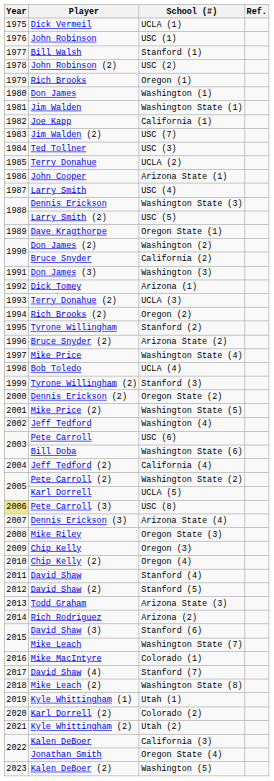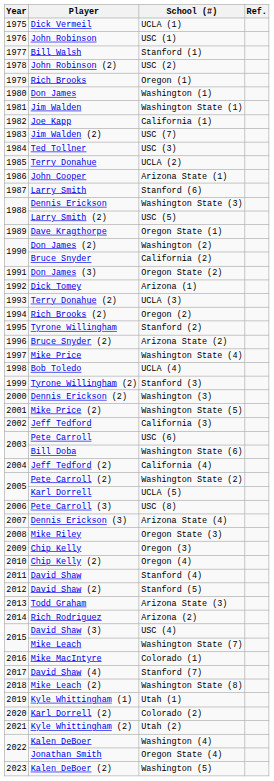(159, 190) USC (4) -> (172, 190) Stanford (6)
(177, 273) Washington (3) -> (182, 273) Oregon State (2)
(182, 397) Oregon State (2) -> (177, 397) Washington (3)
(177, 424) Washington (4) -> (177, 424) California (3)
(16, 507) khaki background -> (16, 507) no background
(172, 631) Stanford (6) -> (159, 631) USC (4)
(177, 741) California (3) -> (177, 741) Washington (4)
